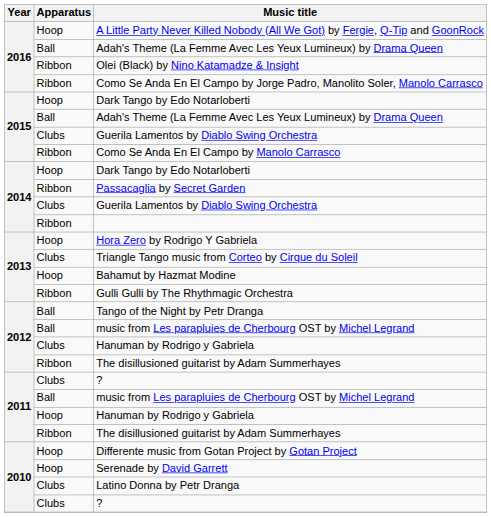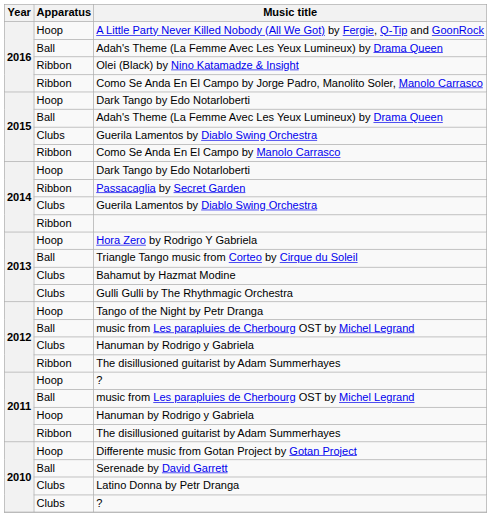(51, 258) Clubs -> (46, 258) Ball
(50, 275) Hoop -> (51, 275) Clubs
(54, 293) Ribbon -> (51, 293) Clubs
(46, 310) Ball -> (50, 310) Hoop
(51, 380) Clubs -> (50, 380) Hoop
(50, 468) Hoop -> (46, 468) Ball
